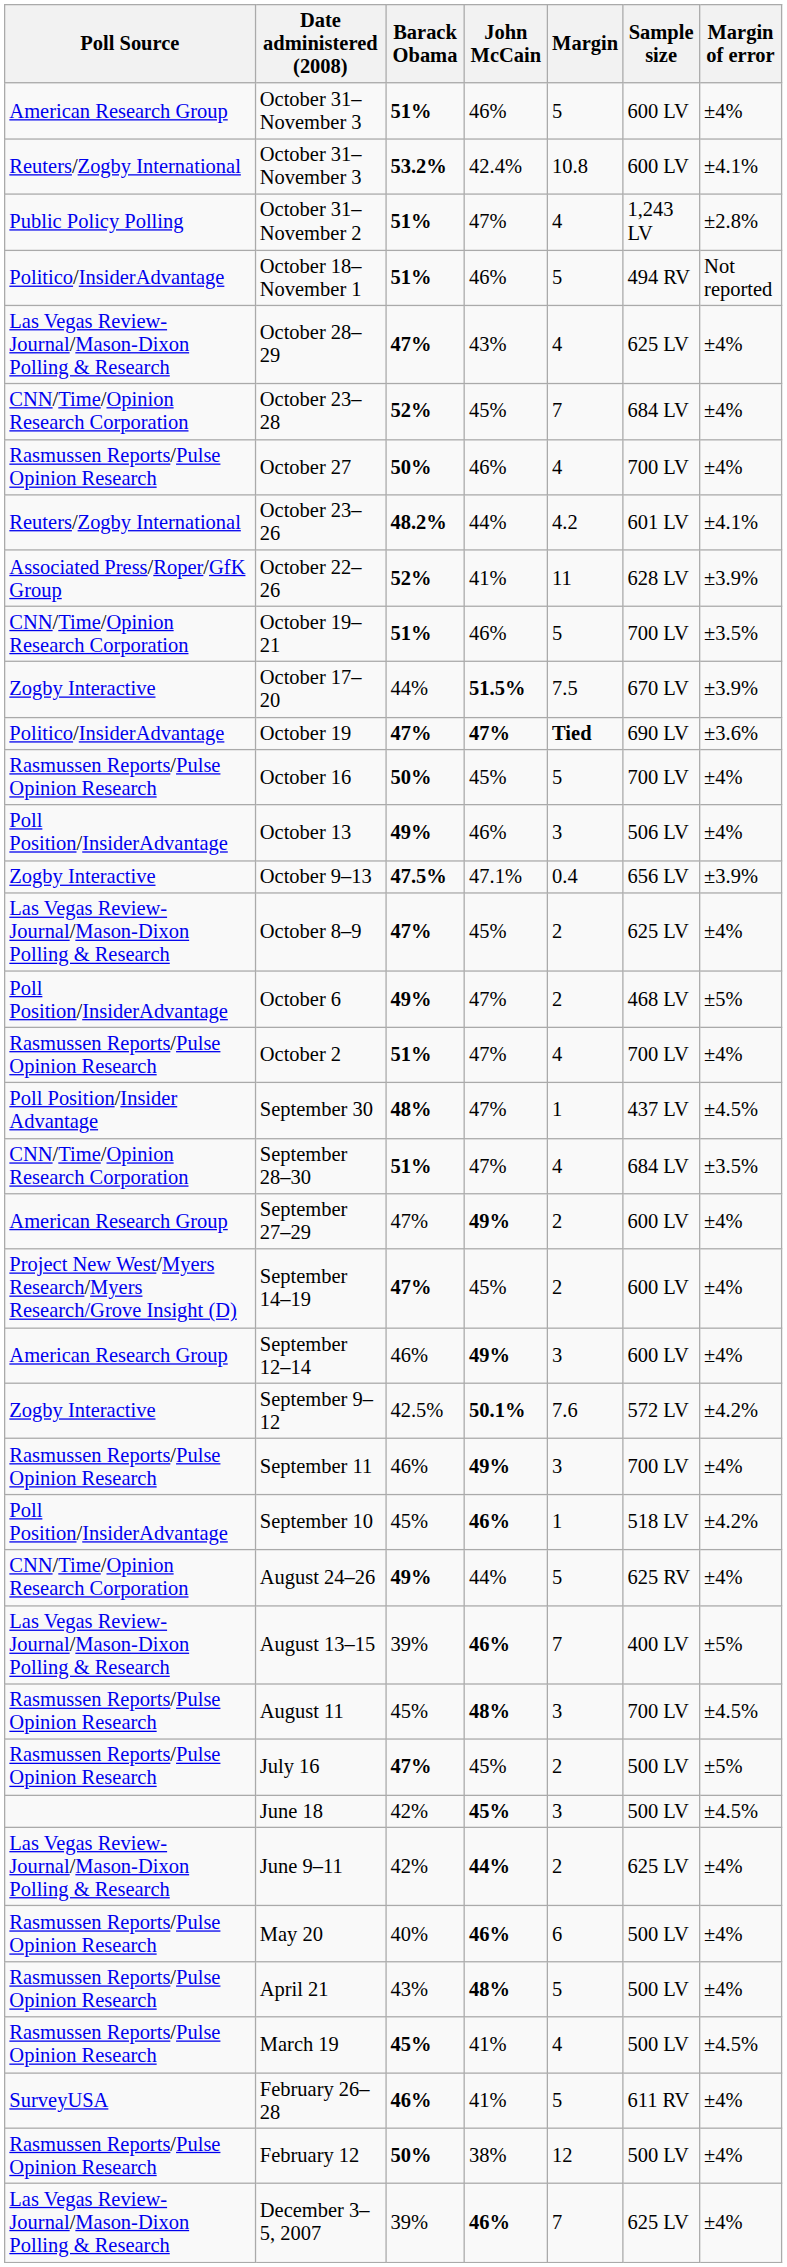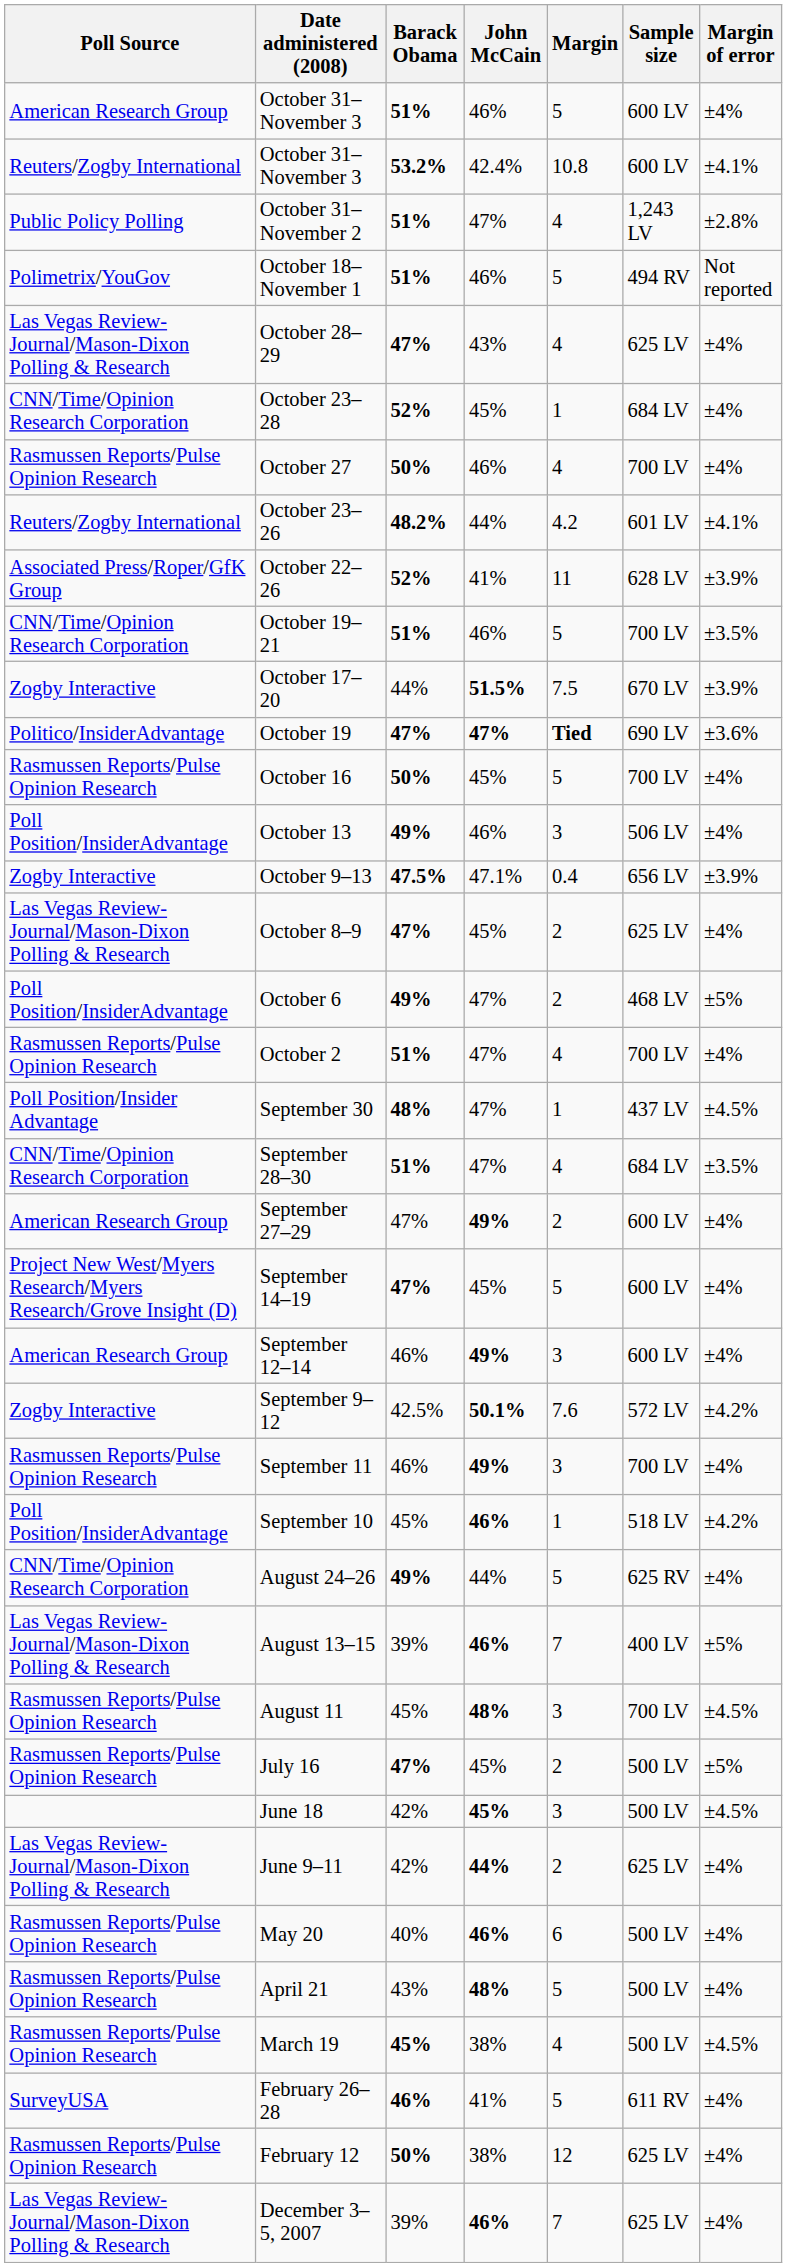(117, 277) Politico/InsiderAdvantage -> (90, 277) Polimetrix/YouGov
(557, 411) 7 -> (557, 411) 1
(557, 1288) 2 -> (557, 1288) 5
(488, 2044) 41% -> (488, 2044) 38%
(658, 2155) 500 LV -> (658, 2155) 625 LV
